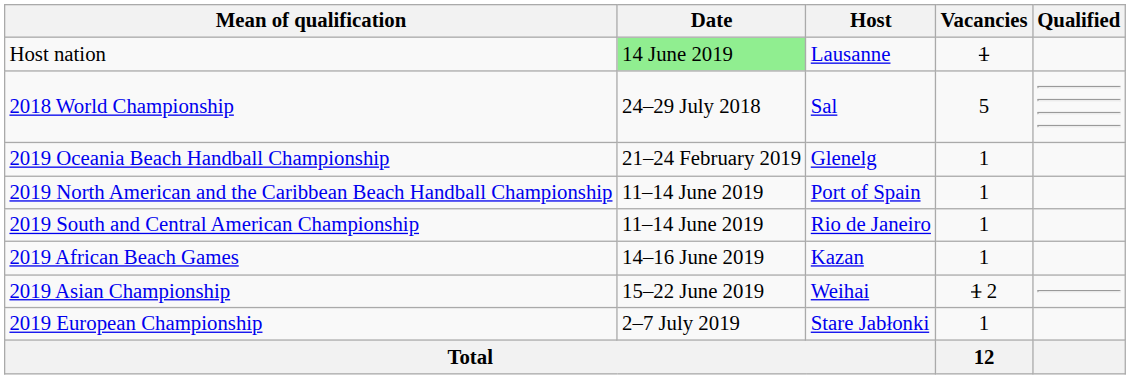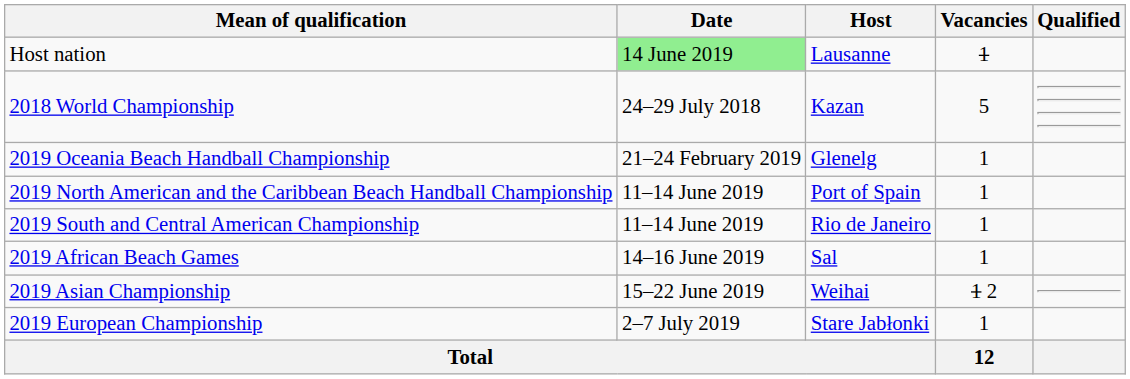(824, 106) Sal -> (837, 106) Kazan
(837, 257) Kazan -> (824, 257) Sal
